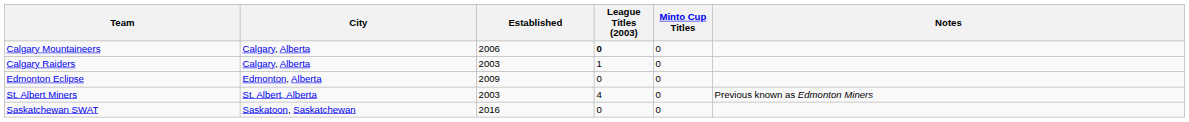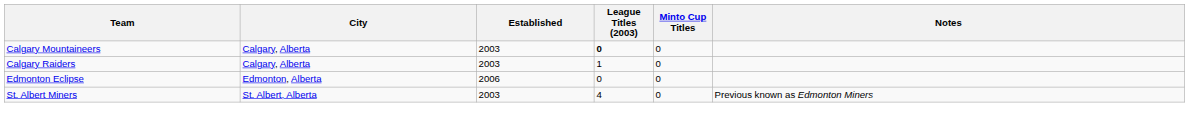(489, 48) 2006 -> (489, 48) 2003
(489, 79) 2009 -> (489, 79) 2006
- row: (52, 109)
